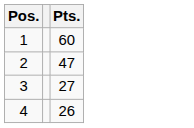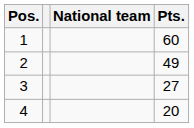+ column: (102, 16)
(67, 63) 47 -> (171, 63) 49
(67, 110) 26 -> (171, 110) 20
